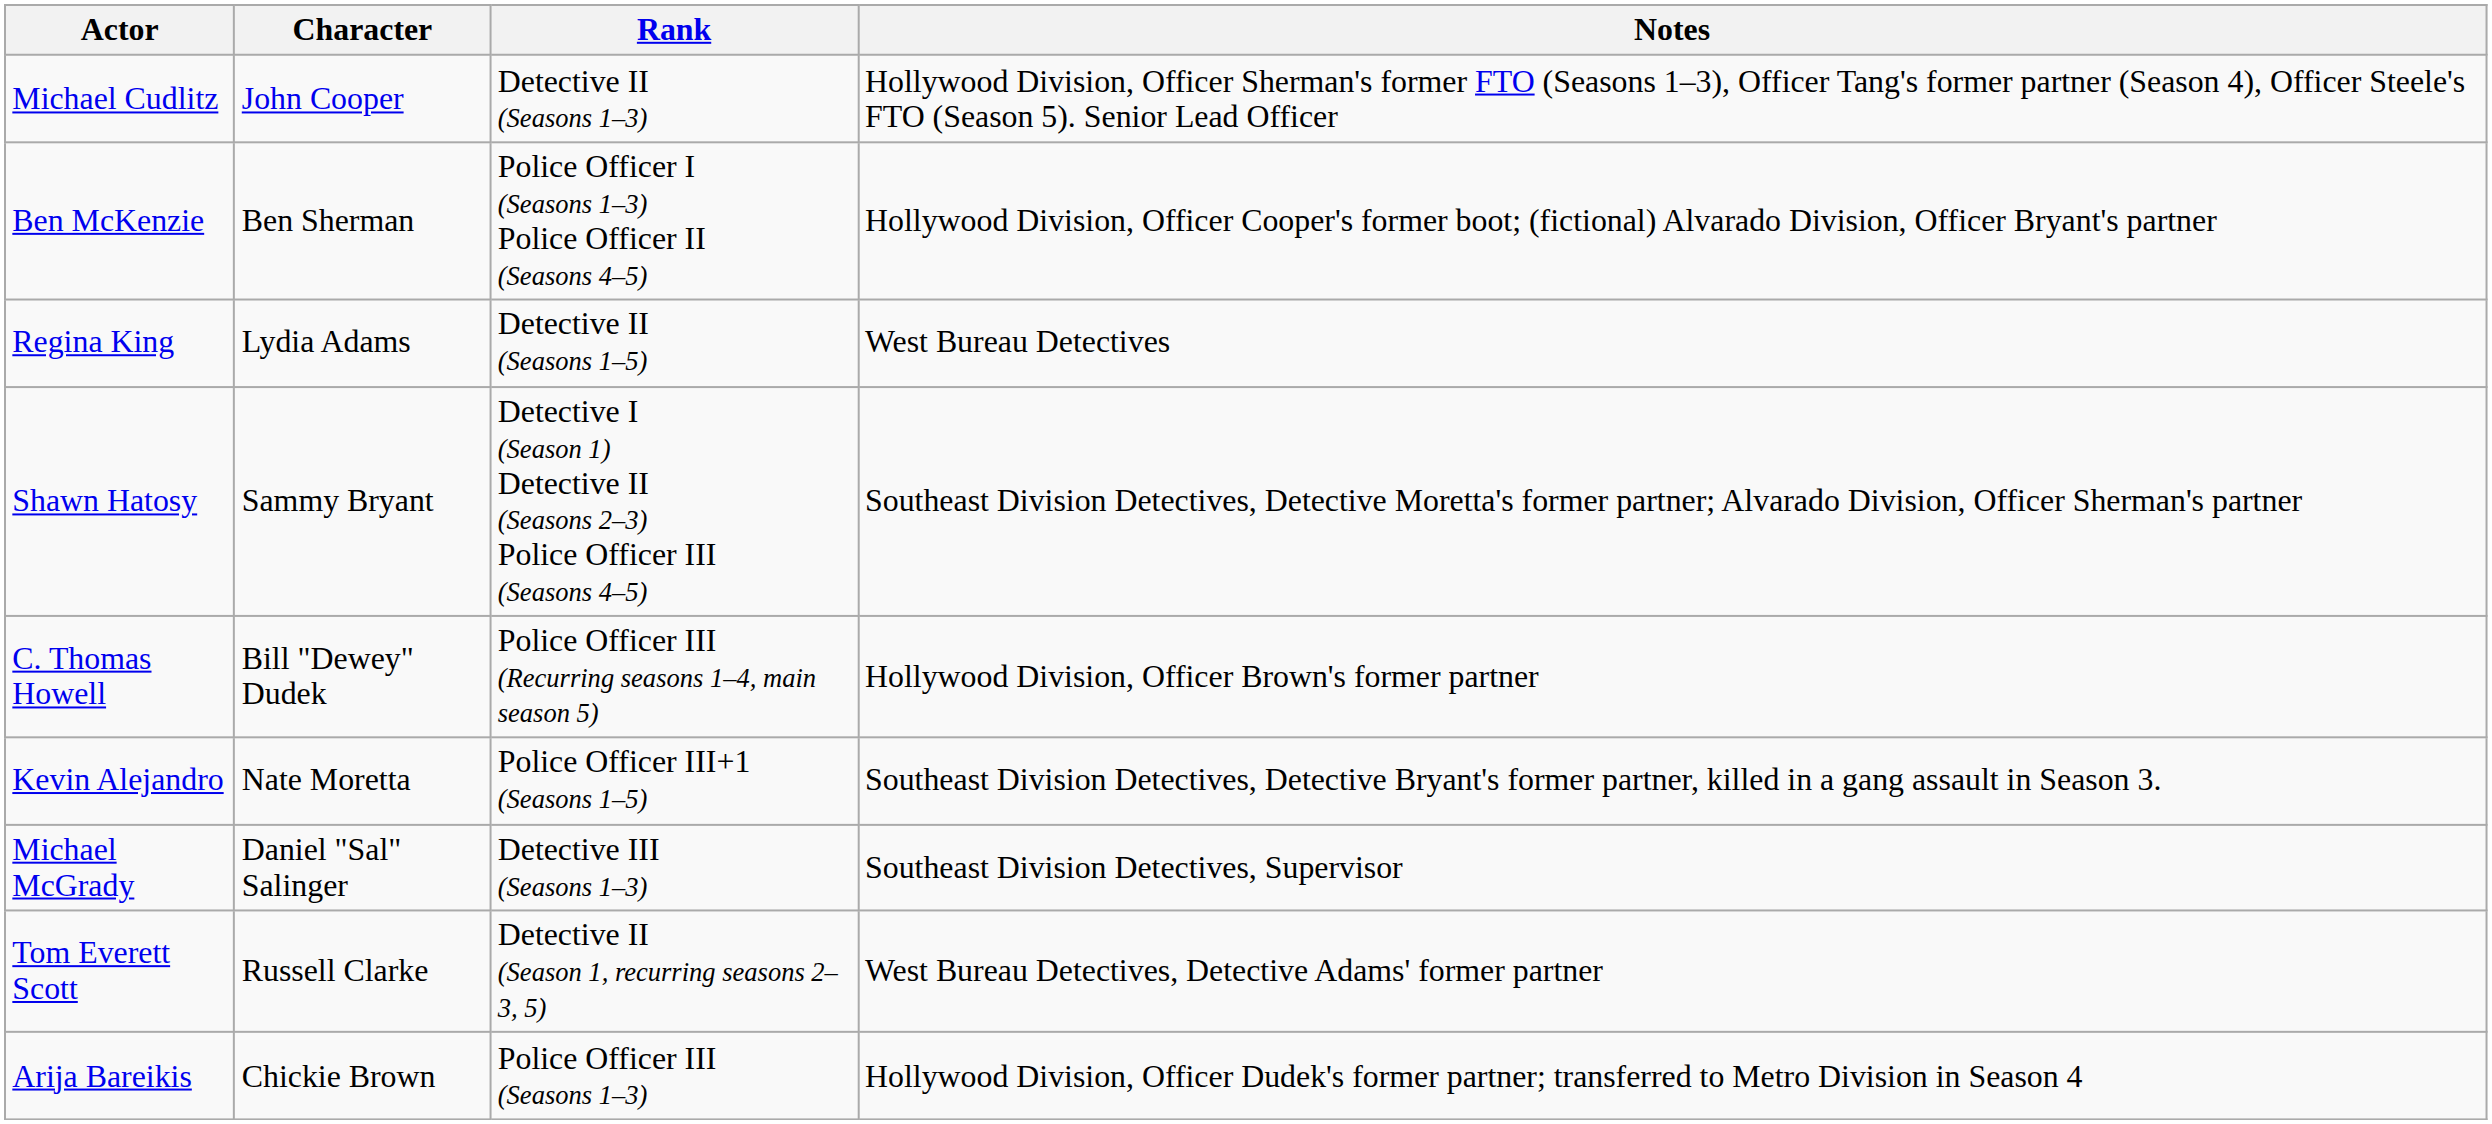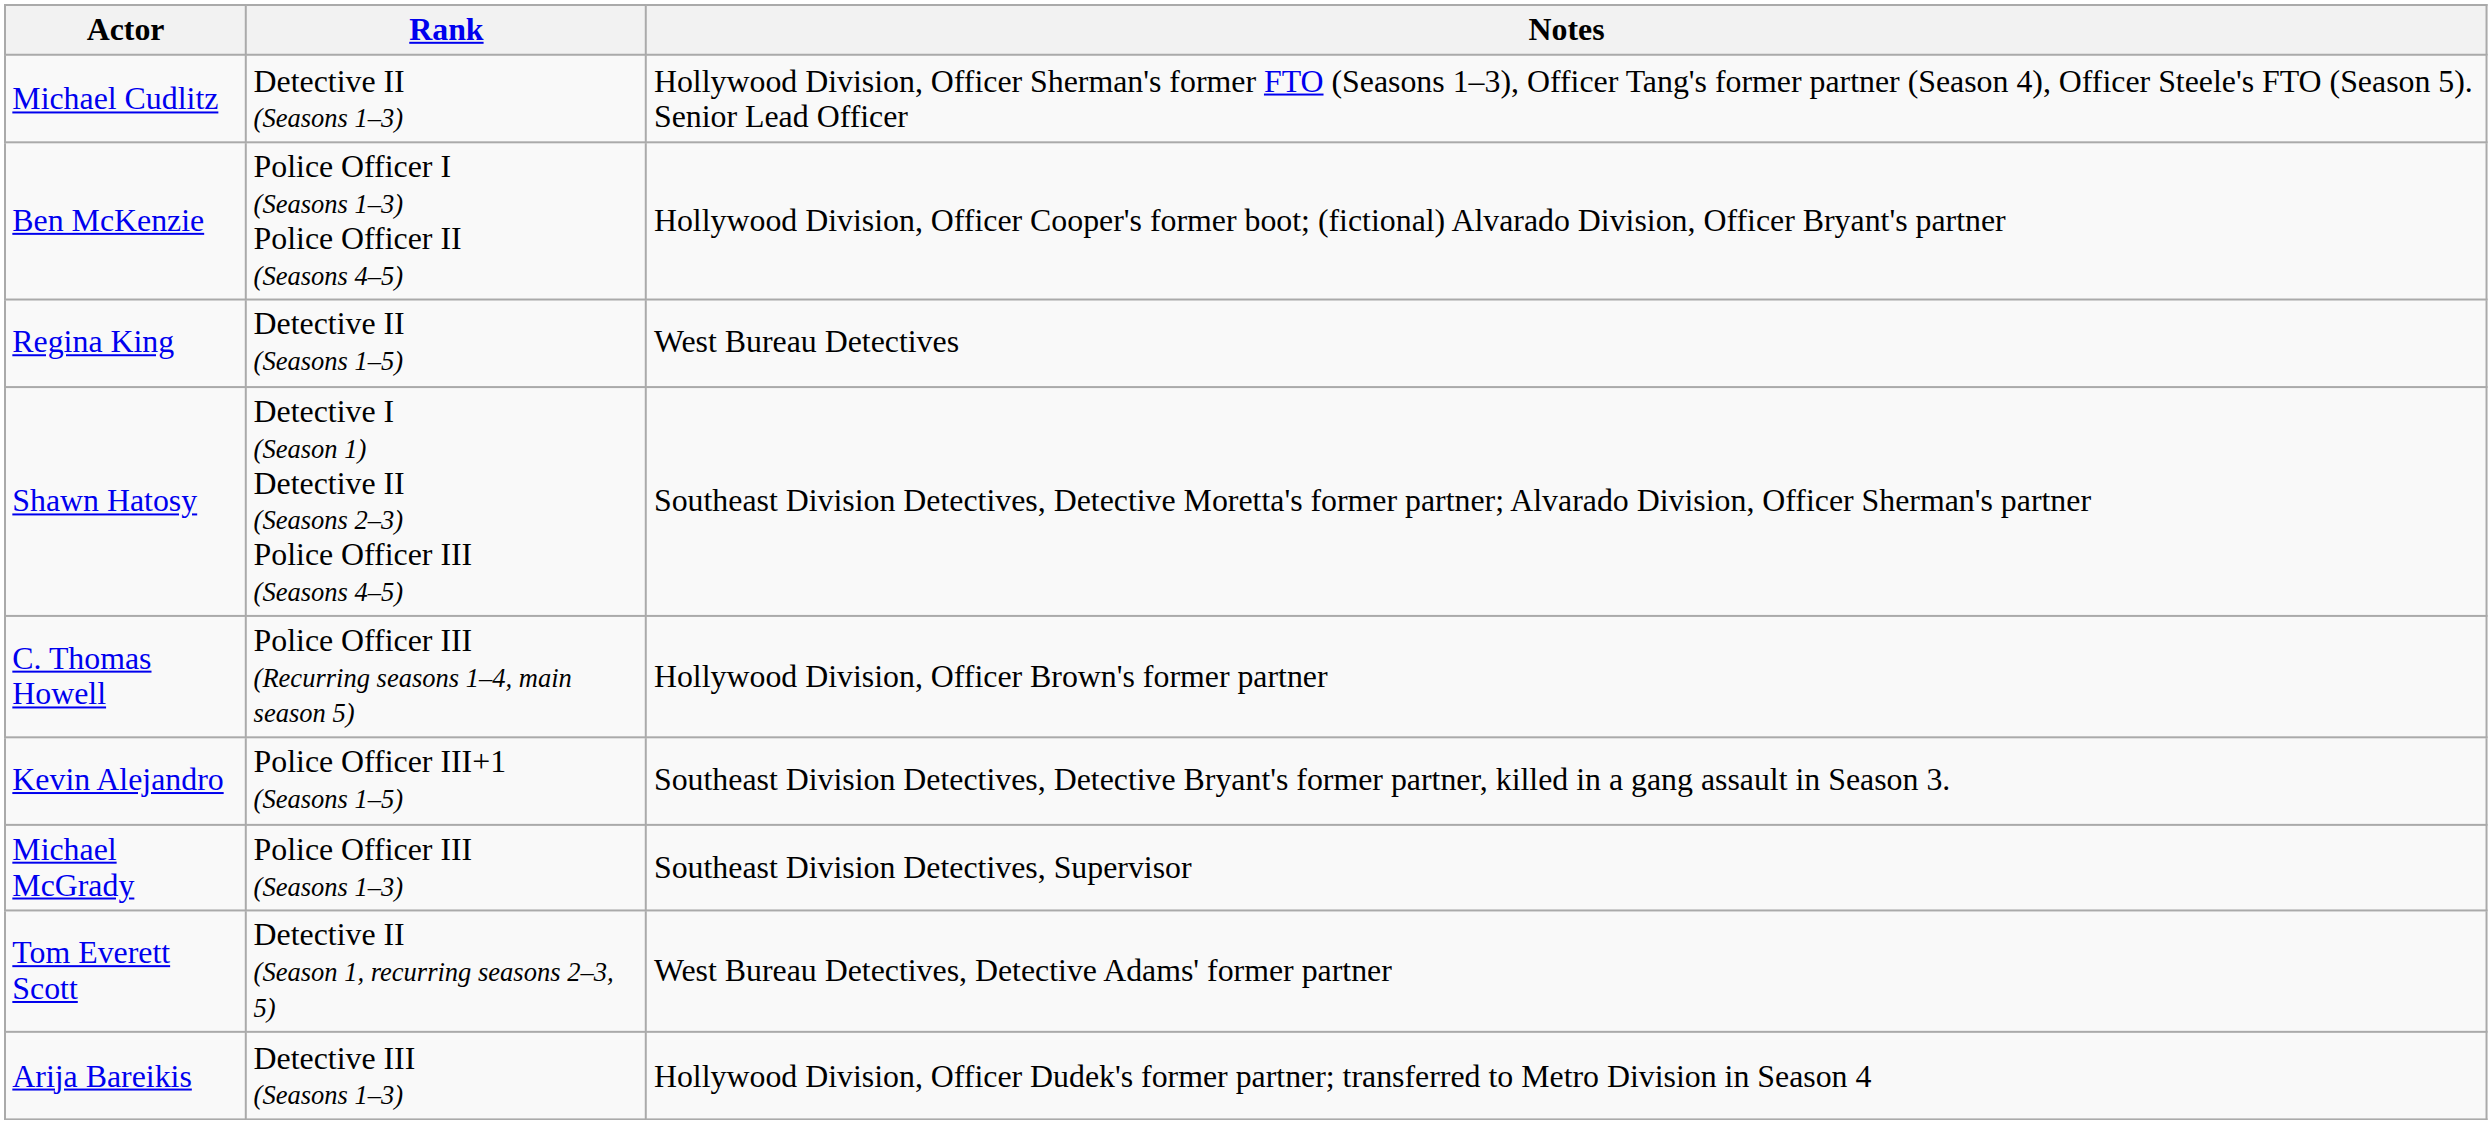- column: (362, 29)
(579, 866) Detective III (Seasons 1–3) -> (363, 866) Police Officer III (Seasons 1–3)
(607, 1075) Police Officer III (Seasons 1–3) -> (334, 1075) Detective III (Seasons 1–3)
